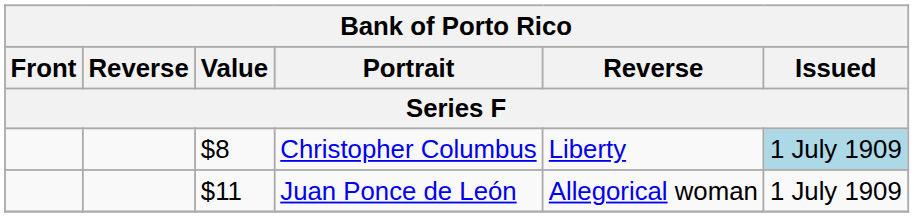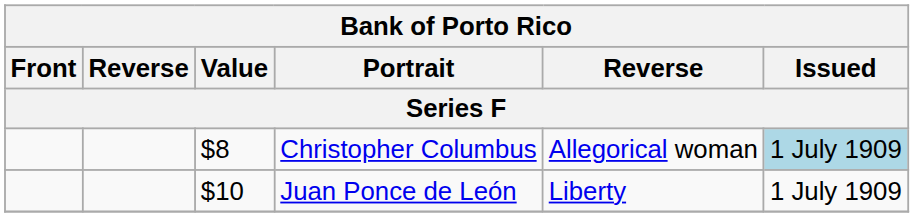(587, 149) Liberty -> (653, 149) Allegorical woman
(221, 190) $11 -> (222, 190) $10
(653, 190) Allegorical woman -> (587, 190) Liberty
